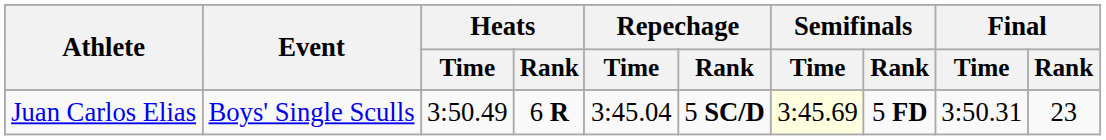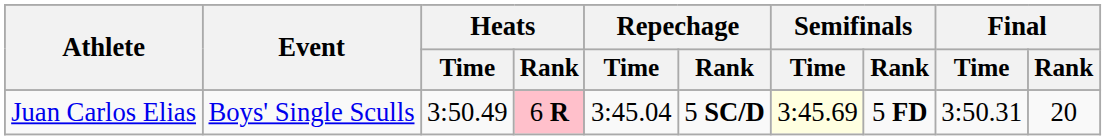(549, 112) no background -> (549, 112) pink background
(1064, 112) 23 -> (1064, 112) 20
